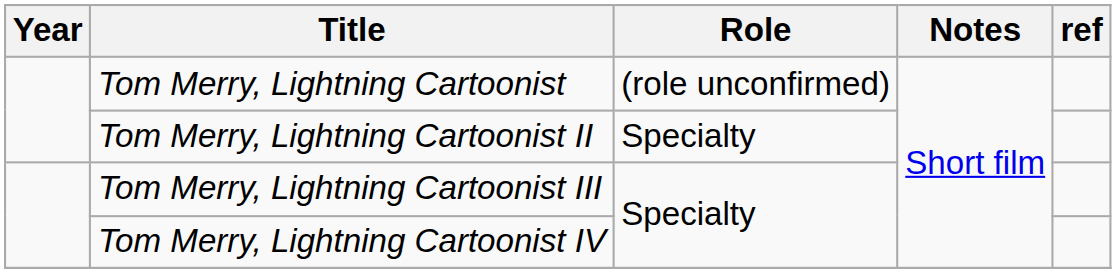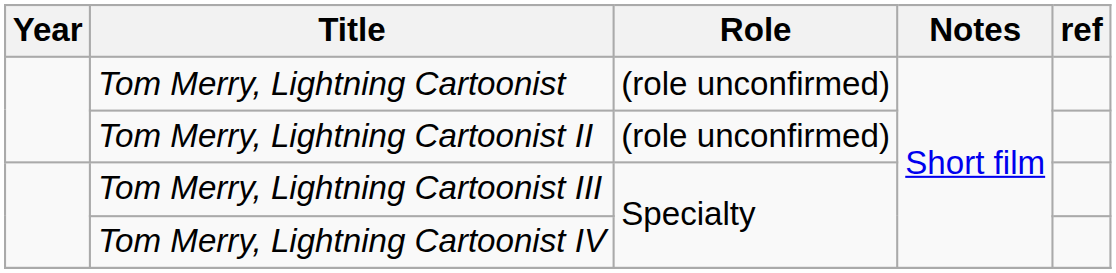(688, 135) Specialty -> (756, 135) (role unconfirmed)
